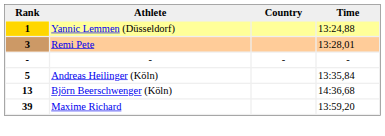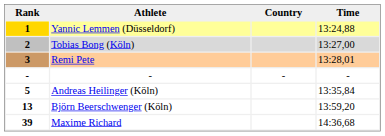+ row: (27, 44)
(336, 91) 14:36,68 -> (336, 106) 13:59,20
(336, 106) 13:59,20 -> (336, 122) 14:36,68
